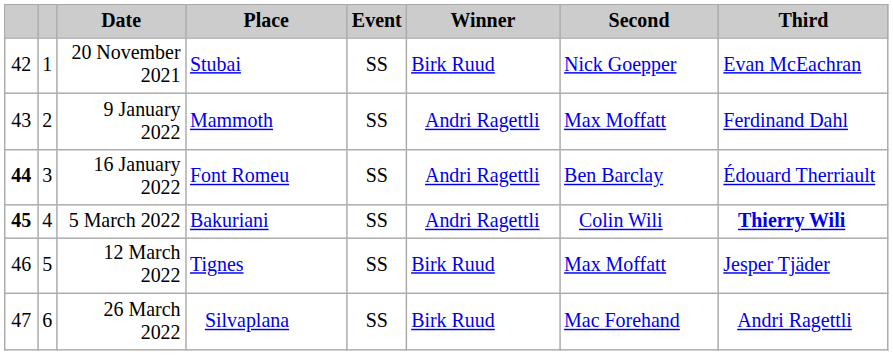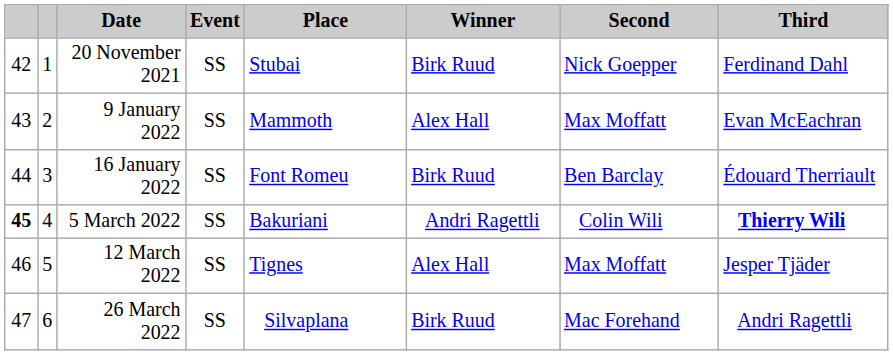columns swapped: (266, 20) <-> (377, 20)
(792, 64) Evan McEachran -> (786, 64) Ferdinand Dahl
(475, 120) Andri Ragettli -> (450, 120) Alex Hall
(786, 120) Ferdinand Dahl -> (792, 120) Evan McEachran
(21, 176) bold -> (21, 176) normal
(475, 176) Andri Ragettli -> (453, 176) Birk Ruud
(453, 264) Birk Ruud -> (450, 264) Alex Hall
